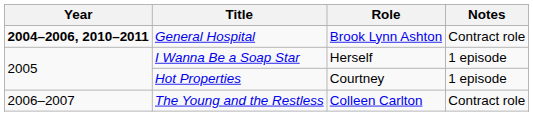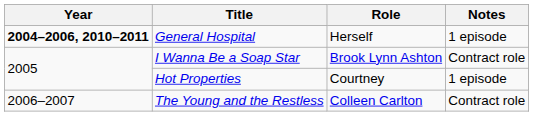(386, 36) Brook Lynn Ashton -> (351, 36) Herself
(487, 36) Contract role -> (477, 36) 1 episode
(351, 57) Herself -> (386, 57) Brook Lynn Ashton
(477, 57) 1 episode -> (487, 57) Contract role
